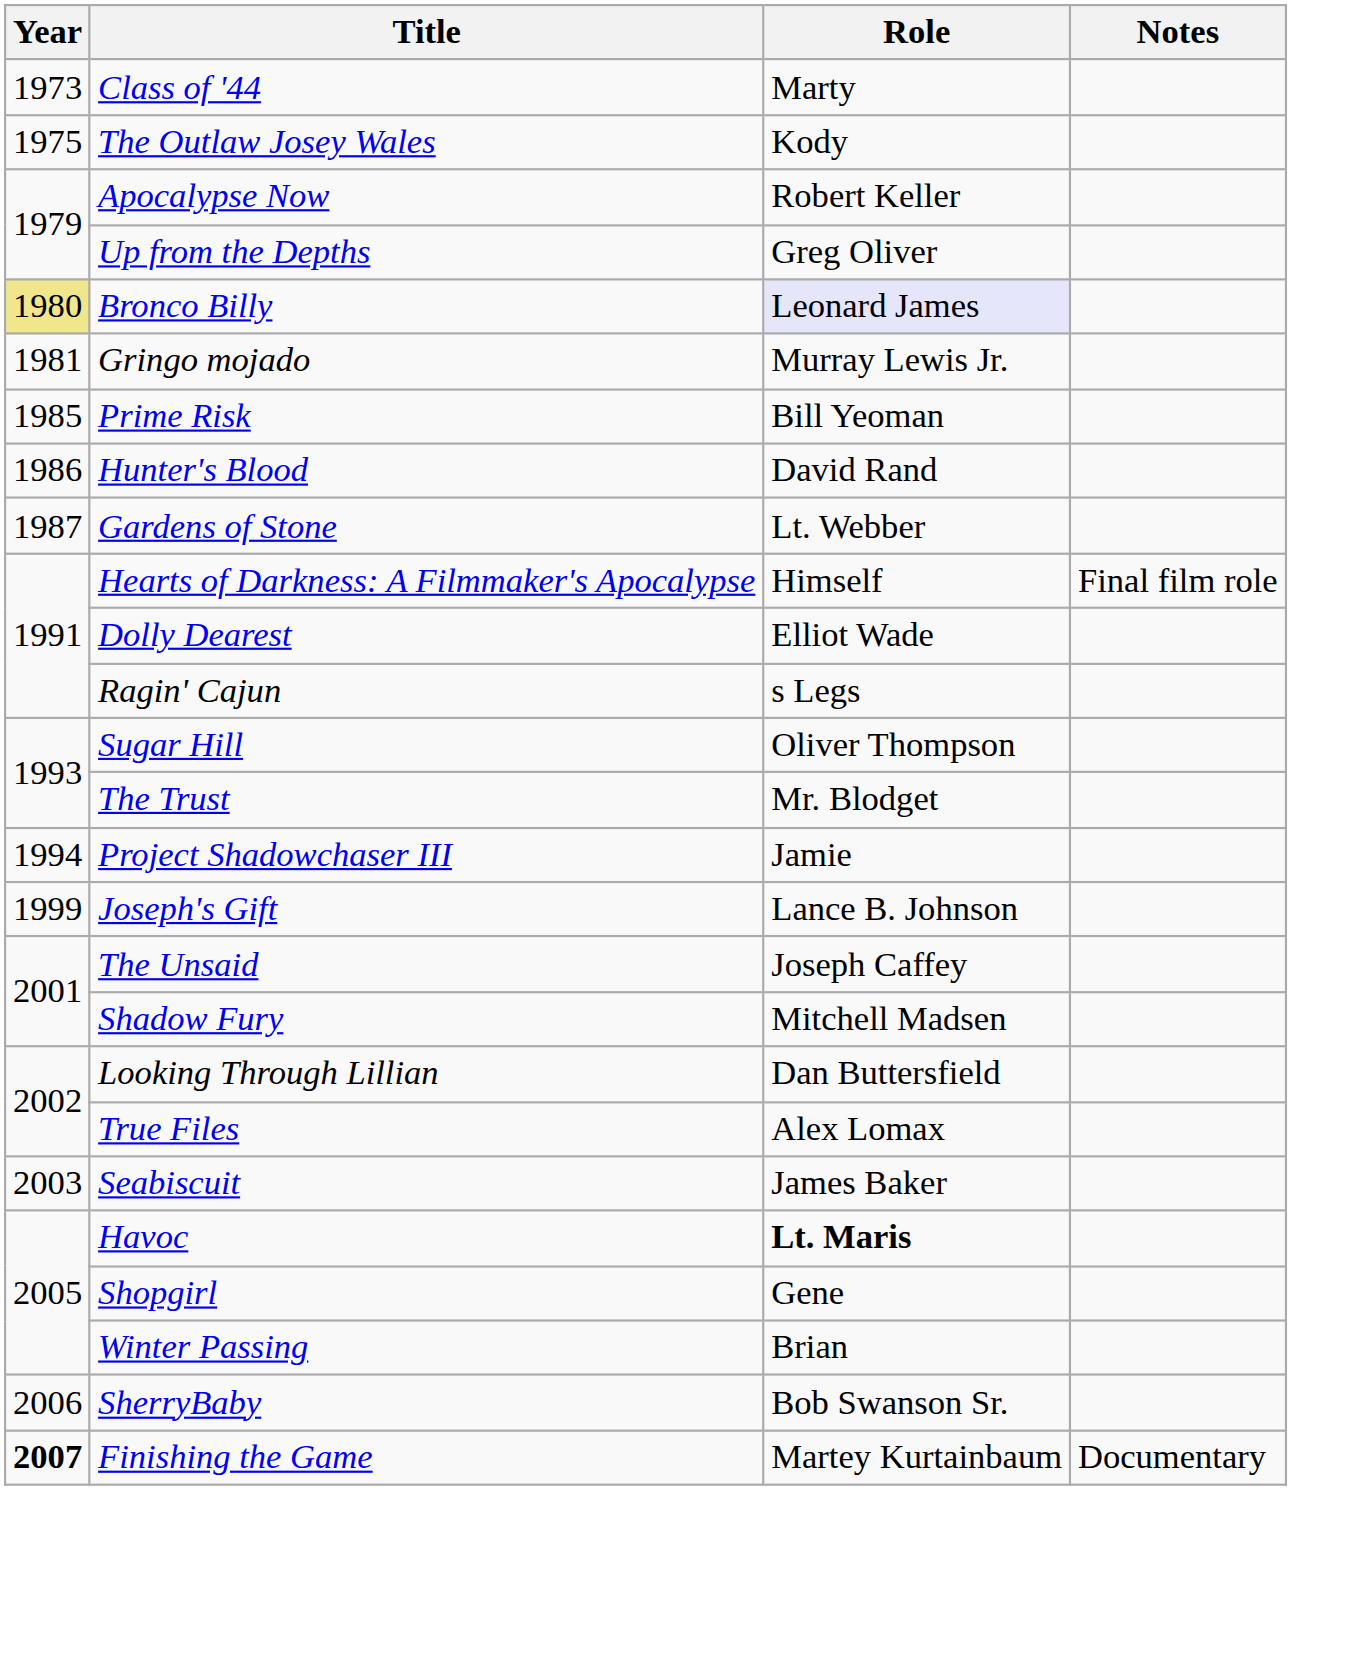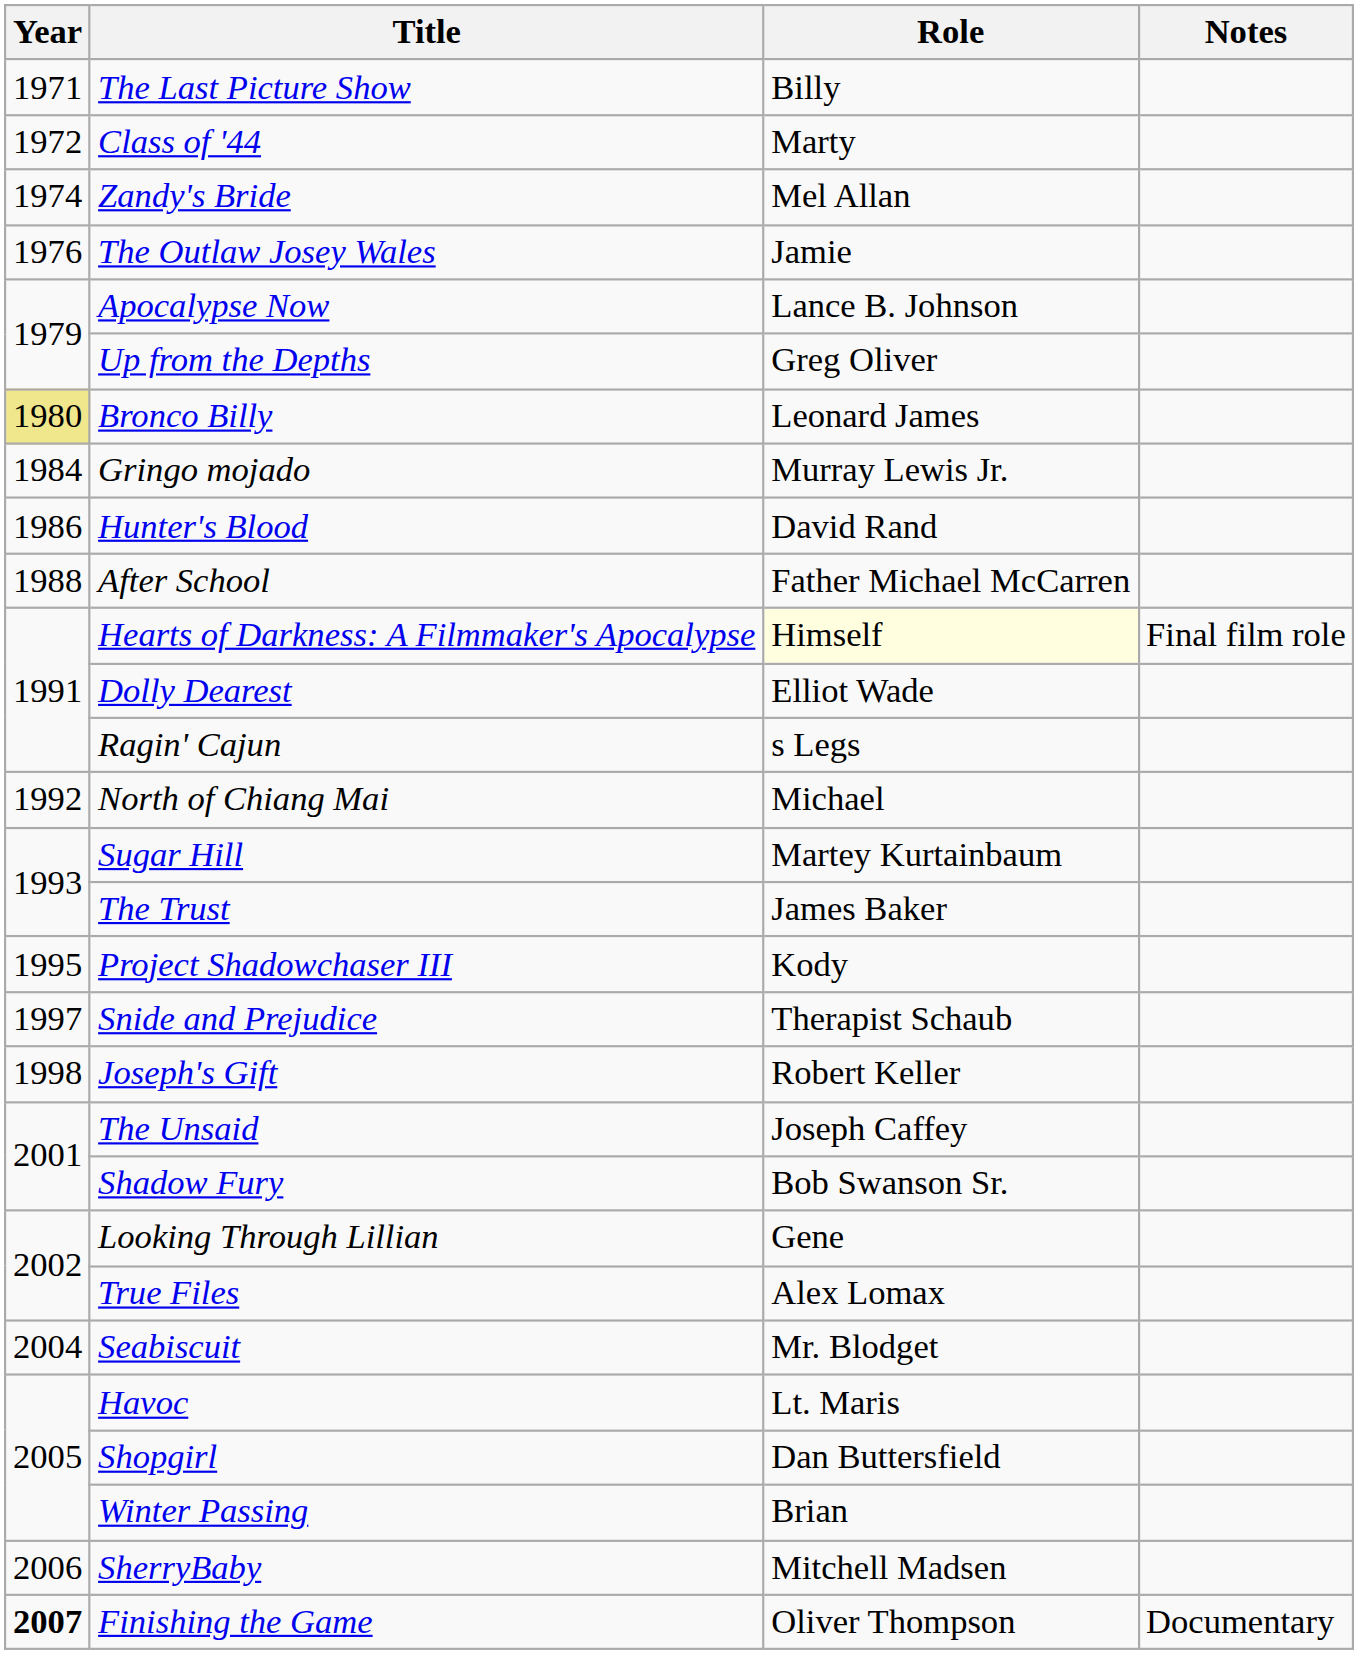+ row: (254, 86)
(48, 86) 1973 -> (48, 141) 1972
+ row: (194, 196)
(48, 141) 1975 -> (48, 251) 1976
(810, 141) Kody -> (812, 251) Jamie
(866, 196) Robert Keller -> (895, 305) Lance B. Johnson
(875, 305) lavender background -> (875, 415) no background
(48, 360) 1981 -> (48, 470) 1984
- row: (174, 415)
- row: (217, 525)
+ row: (184, 580)
(827, 580) no background -> (827, 634) lightyellow background
+ row: (244, 799)
(893, 744) Oliver Thompson -> (917, 854) Martey Kurtainbaum
(855, 799) Mr. Blodget -> (859, 908) James Baker
(48, 854) 1994 -> (48, 963) 1995
(812, 854) Jamie -> (810, 963) Kody
+ row: (238, 1018)
(48, 908) 1999 -> (48, 1073) 1998
(895, 908) Lance B. Johnson -> (866, 1073) Robert Keller
(889, 1018) Mitchell Madsen -> (890, 1182) Bob Swanson Sr.
(886, 1073) Dan Buttersfield -> (808, 1237) Gene
(48, 1182) 2003 -> (48, 1347) 2004
(859, 1182) James Baker -> (855, 1347) Mr. Blodget
(841, 1237) bold -> (836, 1402) normal
(808, 1292) Gene -> (886, 1456) Dan Buttersfield
(890, 1402) Bob Swanson Sr. -> (889, 1566) Mitchell Madsen
(917, 1456) Martey Kurtainbaum -> (893, 1621) Oliver Thompson
